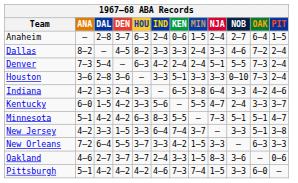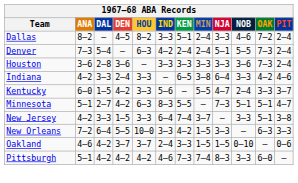- row: (24, 38)
(179, 51) 3–3 -> (184, 38) 5–1
(179, 78) 5–1 -> (184, 65) 3–3
(239, 78) 0–10 -> (244, 65) 3–6
(104, 118) 4–2 -> (104, 105) 2–7
(142, 145) 3–7 -> (144, 132) 10–0
(104, 158) 2–7 -> (104, 145) 4–2
(217, 158) 8–3 -> (222, 145) 1–5
(239, 158) 3–6 -> (244, 145) 0–10
(217, 172) 1–5 -> (222, 158) 8–3
